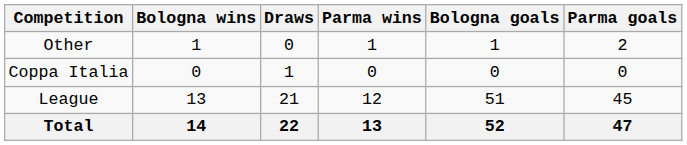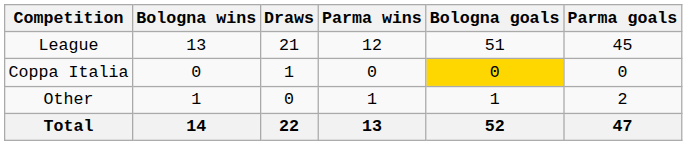rows swapped: (69, 100) <-> (69, 45)
(495, 72) no background -> (495, 72) gold background
